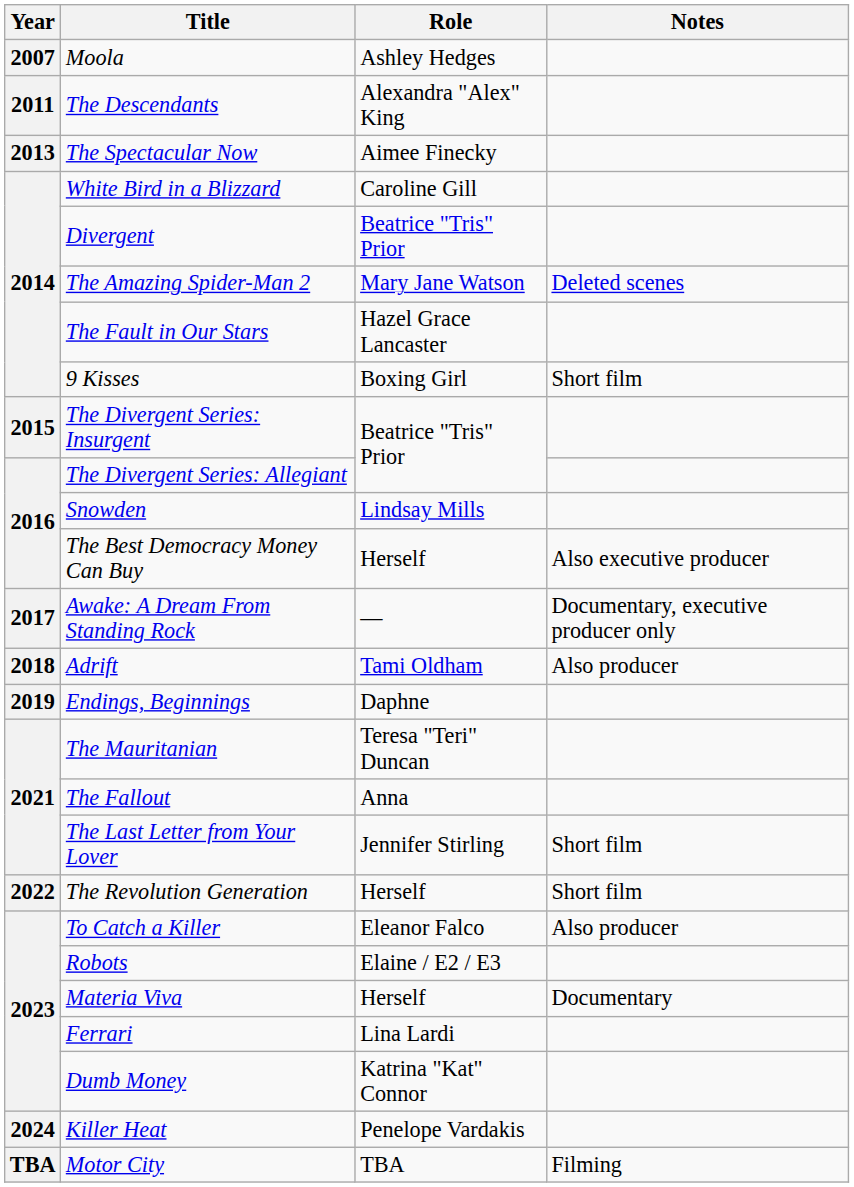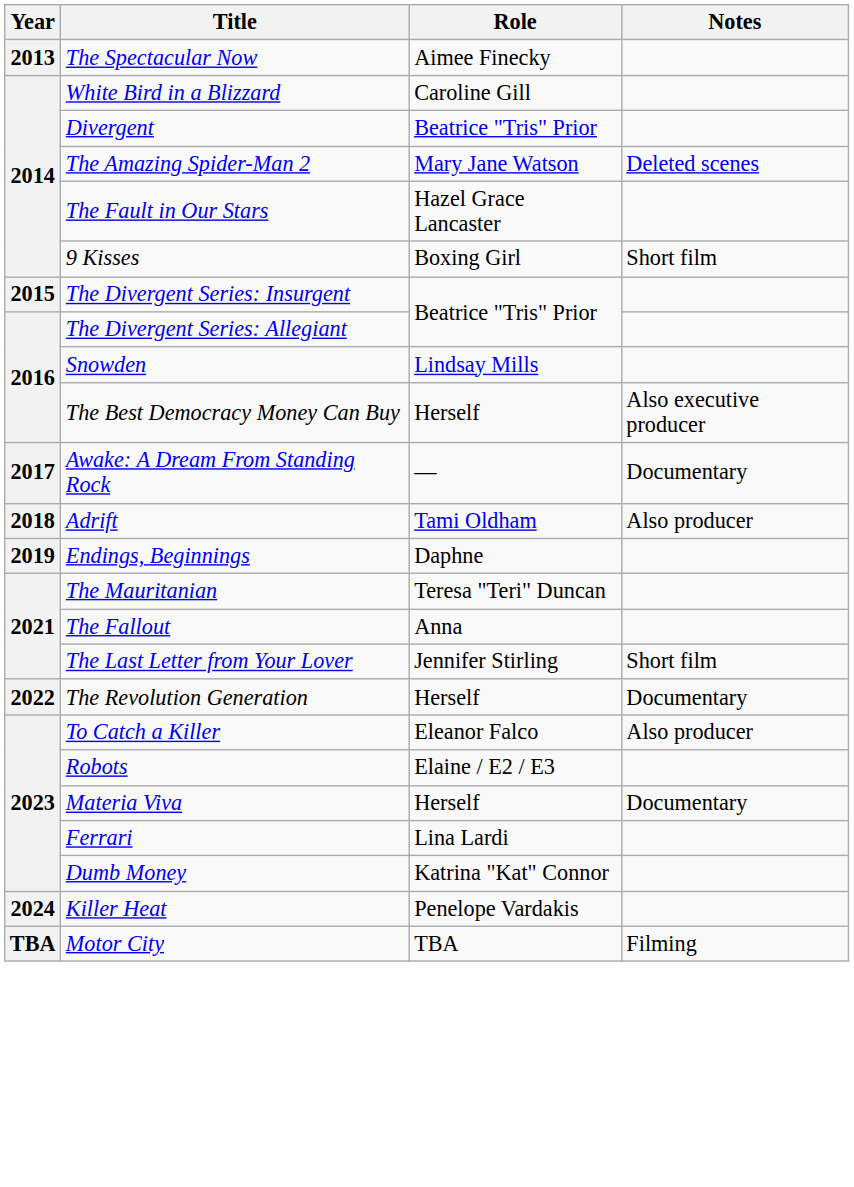- row: (95, 57)
- row: (142, 105)
(659, 618) Documentary, executive producer only -> (687, 472) Documentary
(597, 892) Short film -> (687, 696) Documentary
